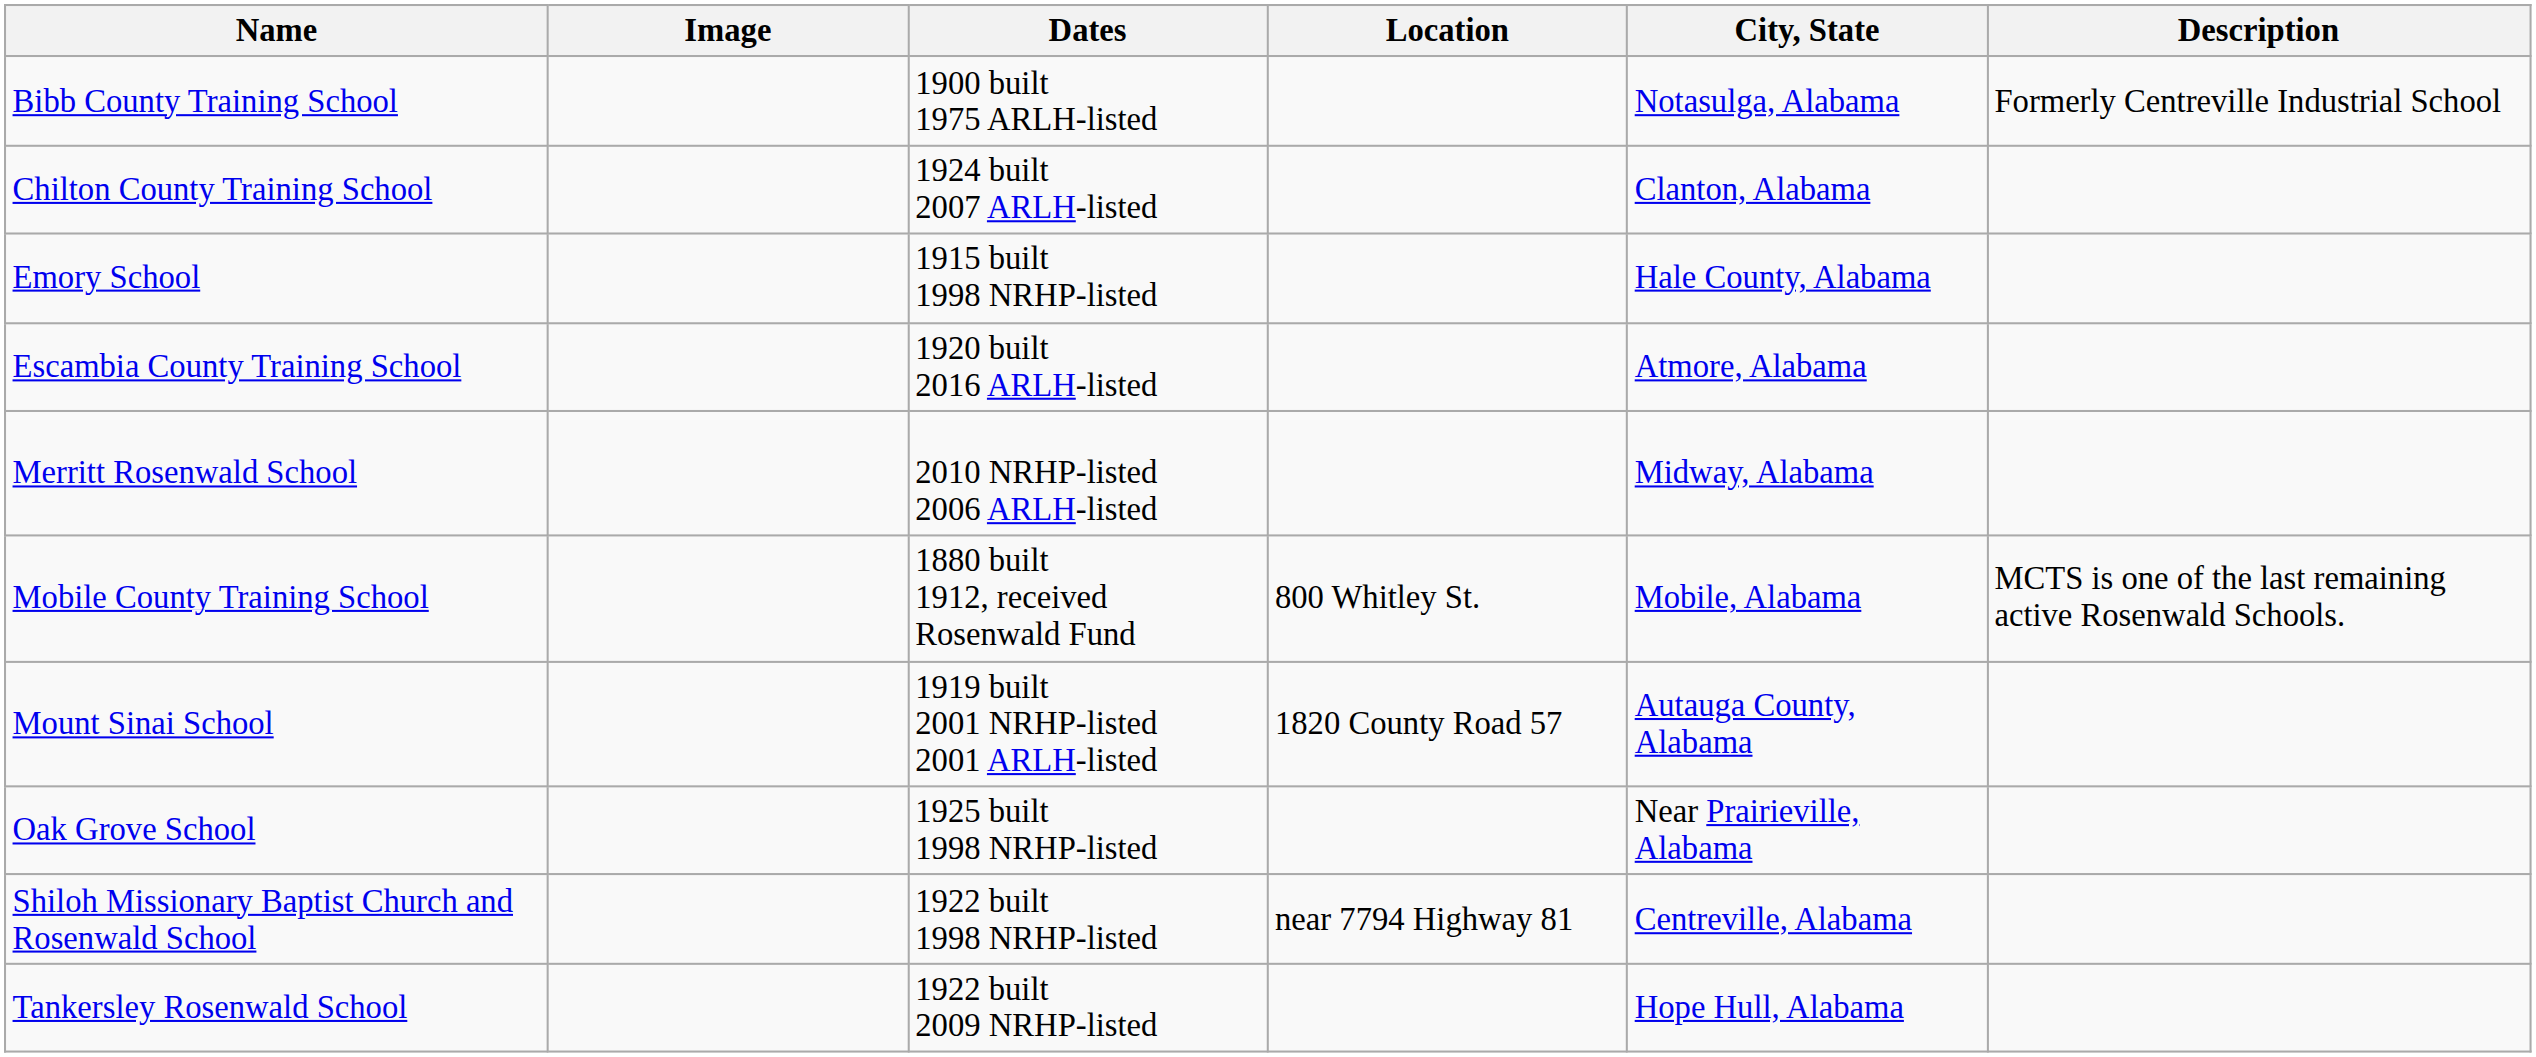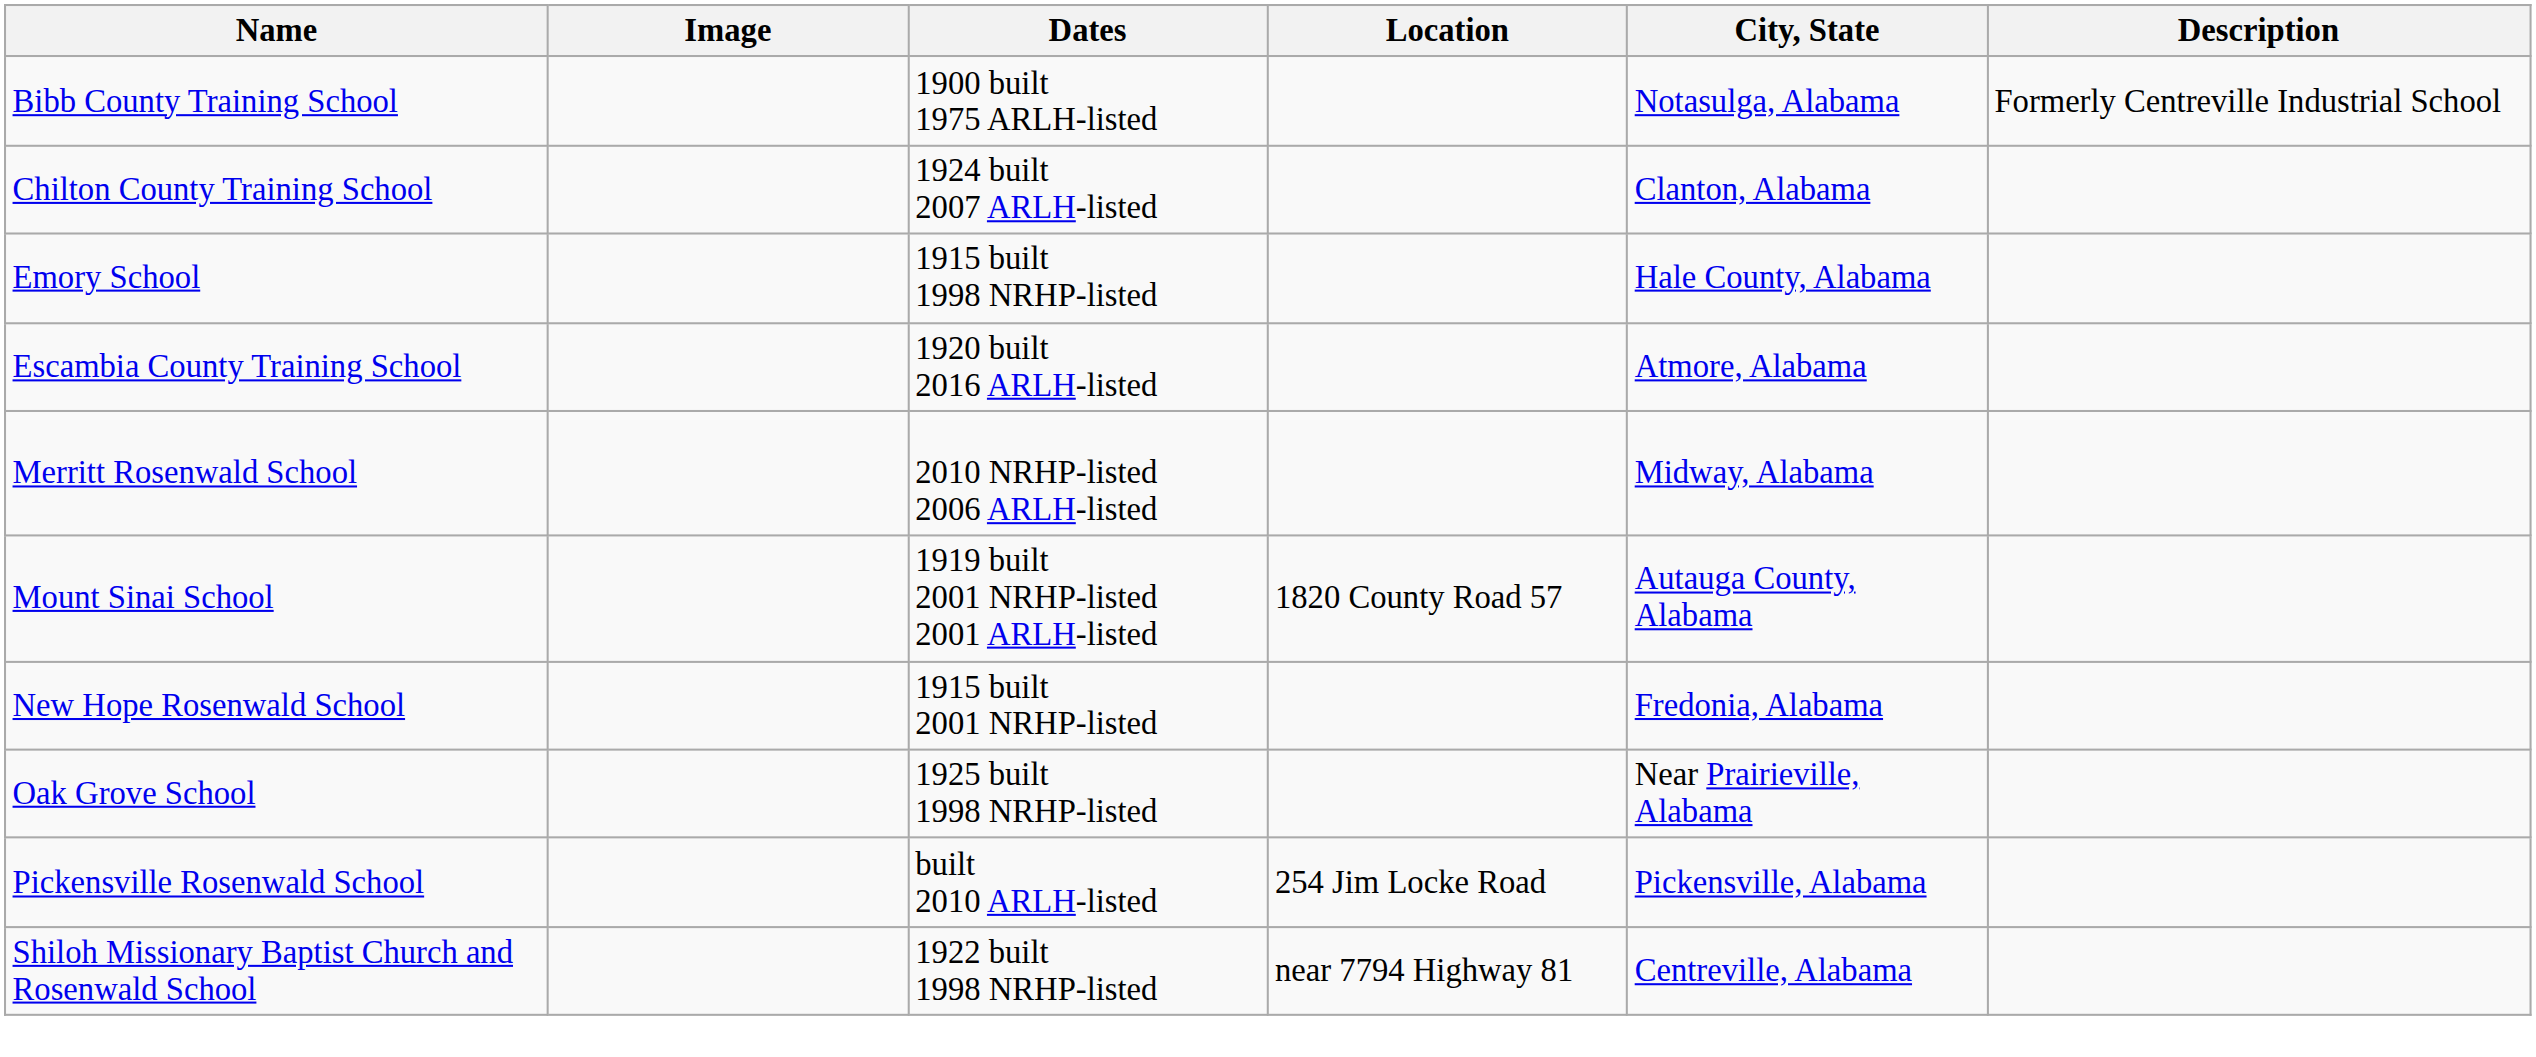- row: (221, 598)
+ row: (209, 704)
+ row: (218, 881)
- row: (210, 1007)
